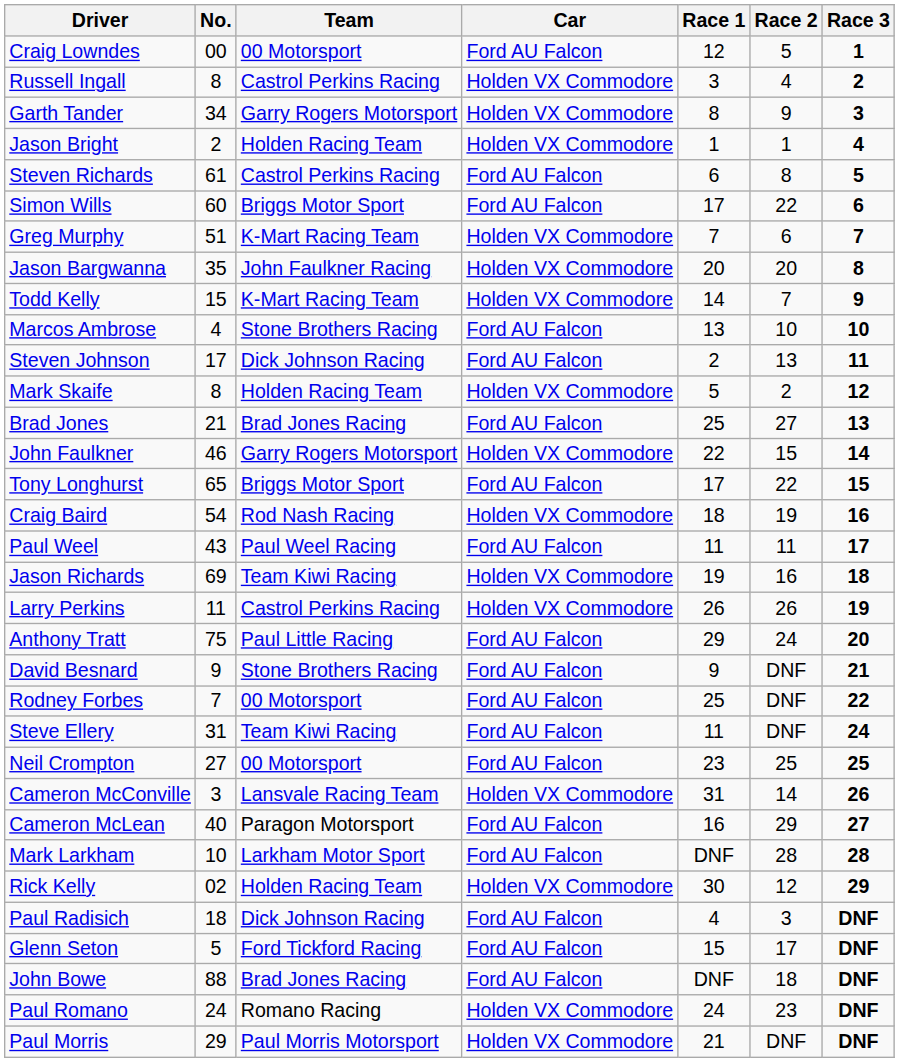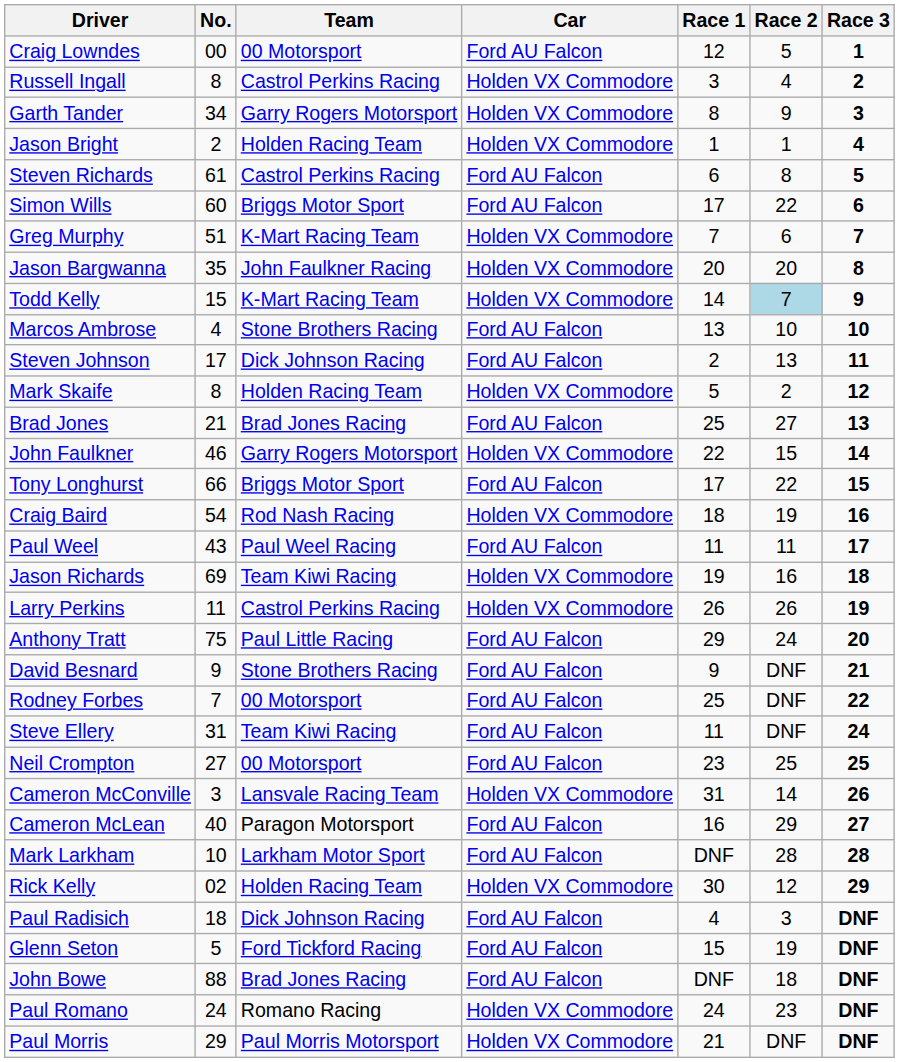(786, 299) no background -> (786, 299) lightblue background
(216, 485) 65 -> (216, 485) 66
(786, 949) 17 -> (786, 949) 19
